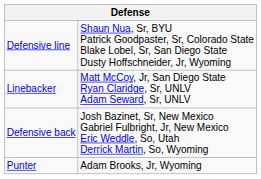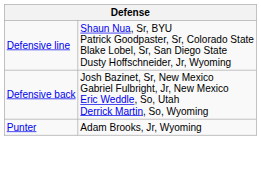- row: (31, 89)
